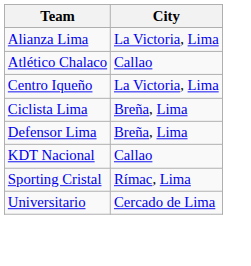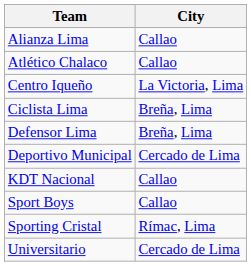(166, 39) La Victoria, Lima -> (158, 39) Callao
+ row: (70, 156)
+ row: (41, 202)
